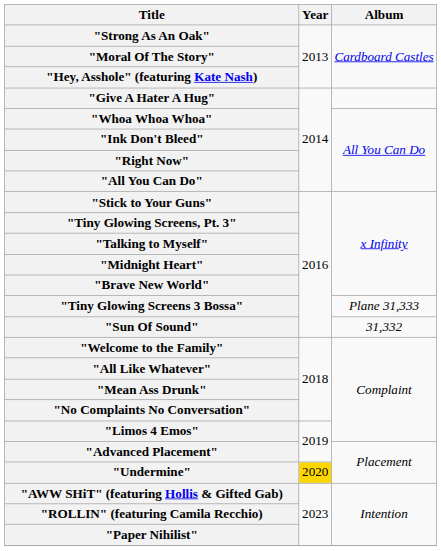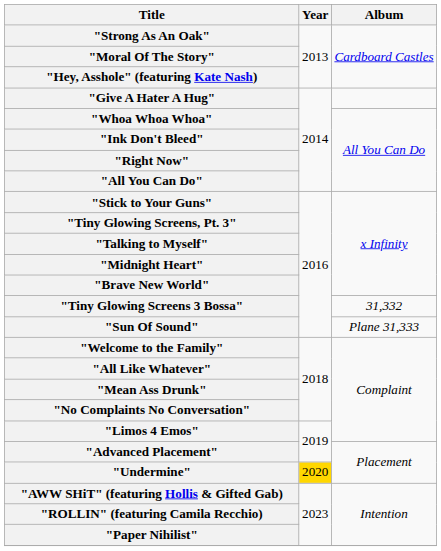(384, 306) Plane 31,333 -> (384, 306) 31,332
(384, 327) 31,332 -> (384, 327) Plane 31,333
